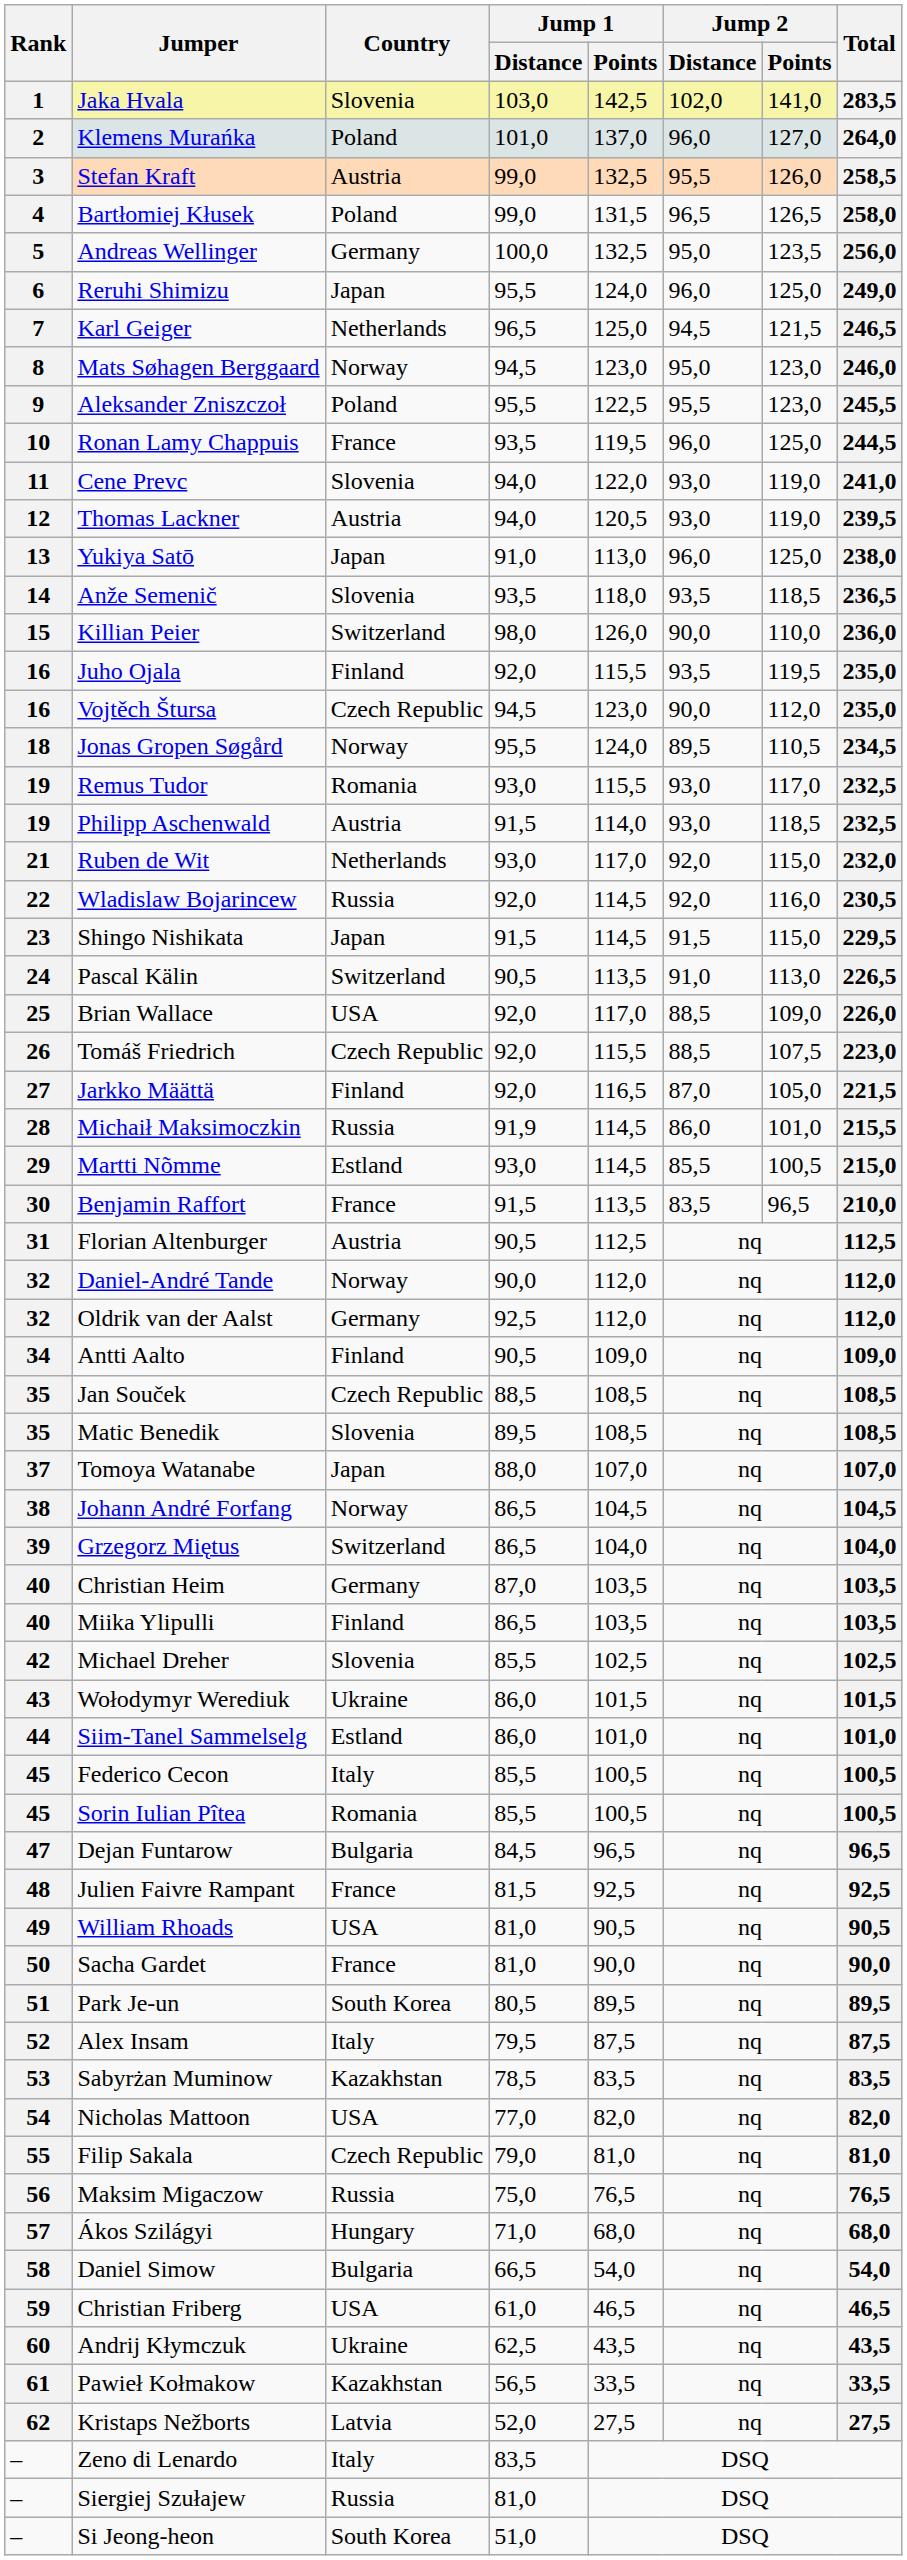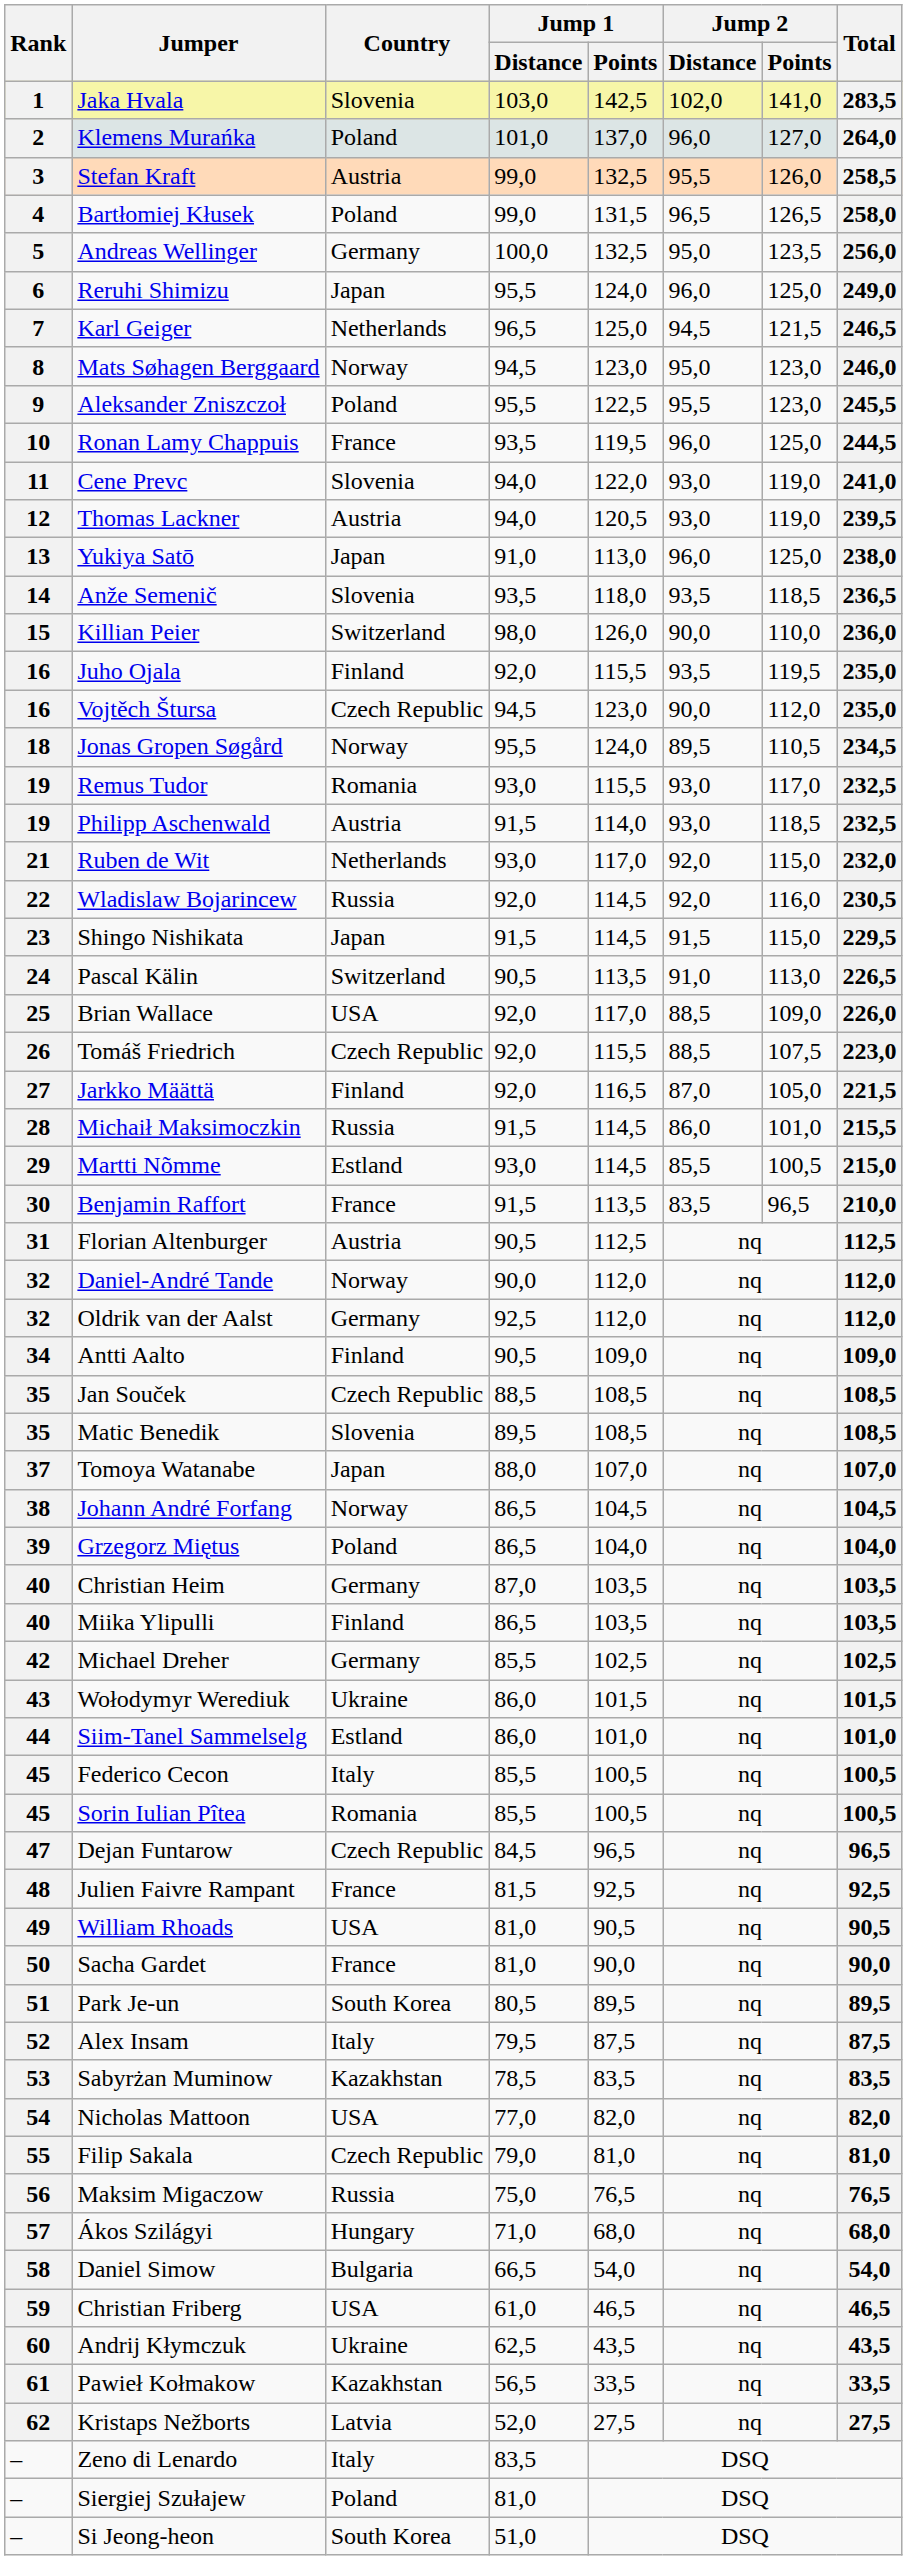(515, 1127) 91,9 -> (515, 1127) 91,5
(388, 1546) Switzerland -> (364, 1546) Poland
(373, 1660) Slovenia -> (375, 1660) Germany
(372, 1850) Bulgaria -> (407, 1850) Czech Republic
(363, 2497) Russia -> (364, 2497) Poland
